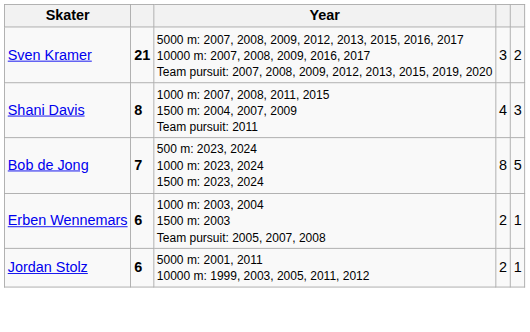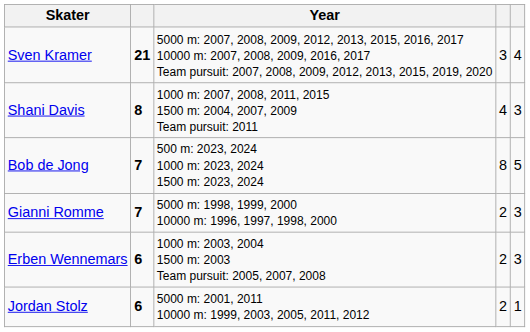(518, 54) 2 -> (518, 54) 4
+ row: (56, 212)
(518, 220) 1 -> (518, 259) 3
